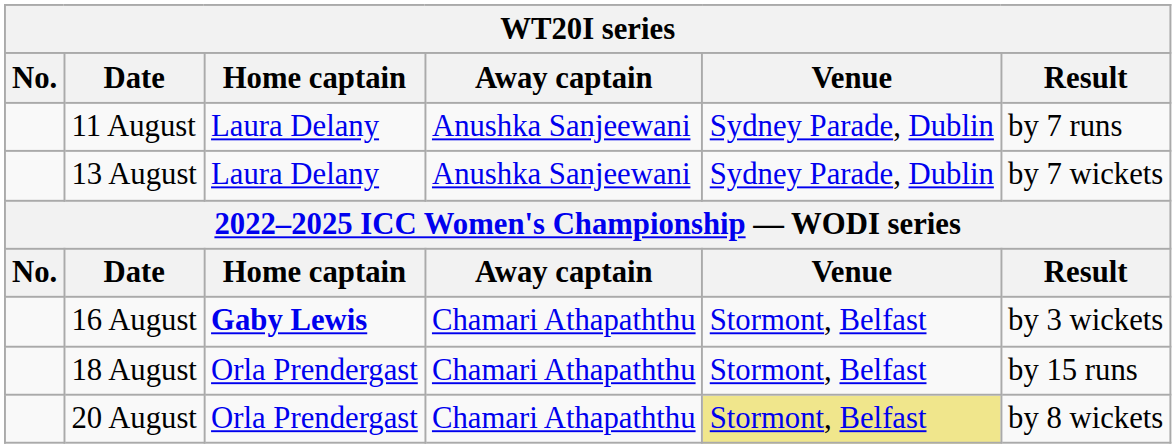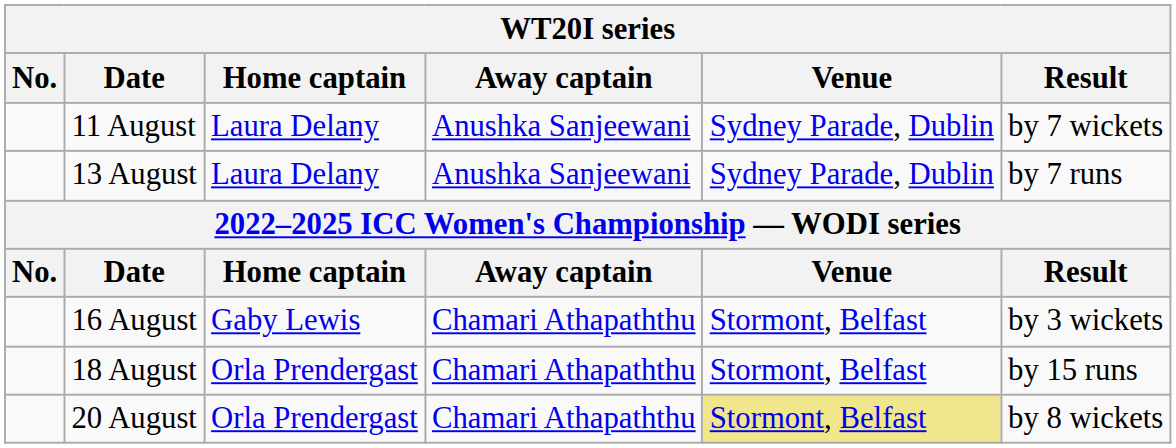(1065, 126) by 7 runs -> (1086, 126) by 7 wickets
(1086, 175) by 7 wickets -> (1065, 175) by 7 runs
(289, 321) bold -> (286, 321) normal
